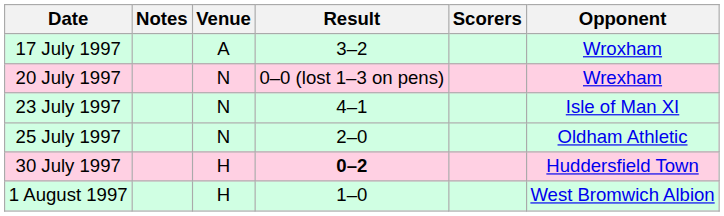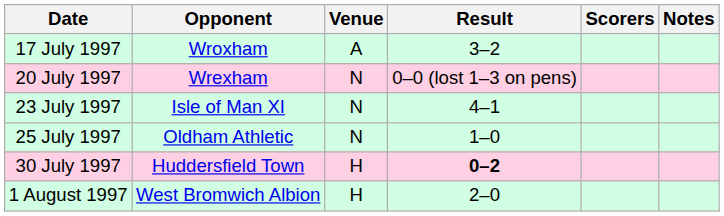columns swapped: (623, 19) <-> (162, 19)
(352, 136) 2–0 -> (485, 136) 1–0
(352, 195) 1–0 -> (485, 195) 2–0
